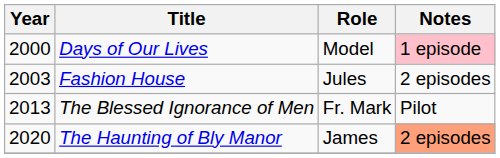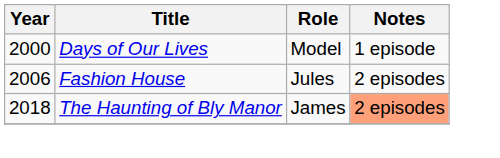(441, 49) pink background -> (395, 49) no background
(30, 78) 2003 -> (30, 78) 2006
- row: (187, 108)
(30, 138) 2020 -> (30, 108) 2018
